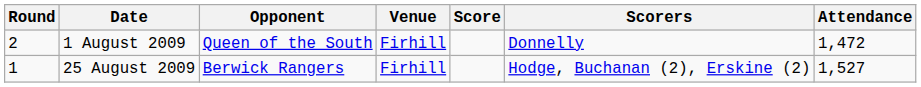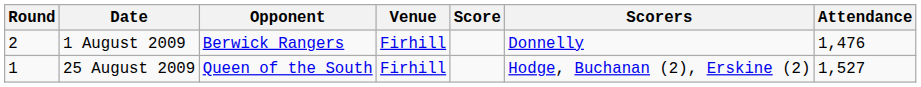(288, 43) Queen of the South -> (273, 43) Berwick Rangers
(842, 43) 1,472 -> (842, 43) 1,476
(273, 69) Berwick Rangers -> (288, 69) Queen of the South
